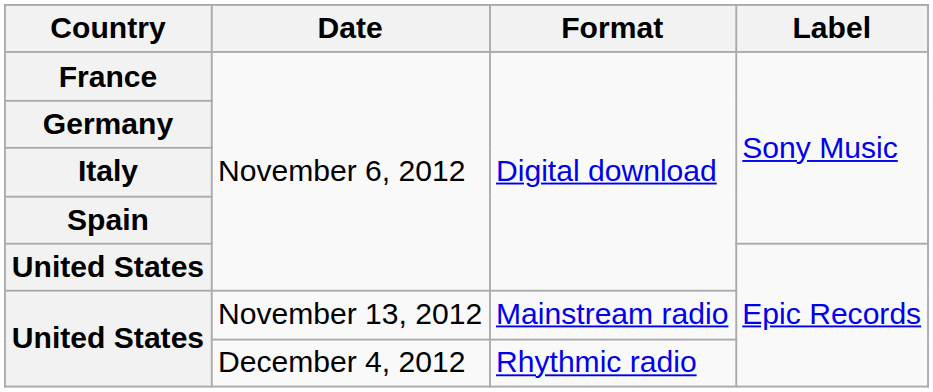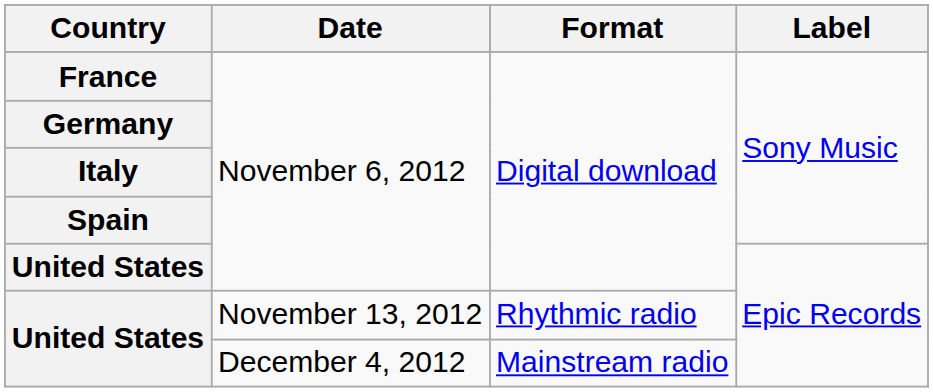(612, 314) Mainstream radio -> (596, 314) Rhythmic radio
(596, 362) Rhythmic radio -> (612, 362) Mainstream radio
